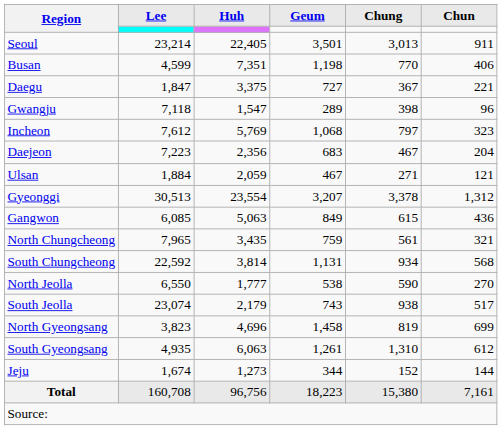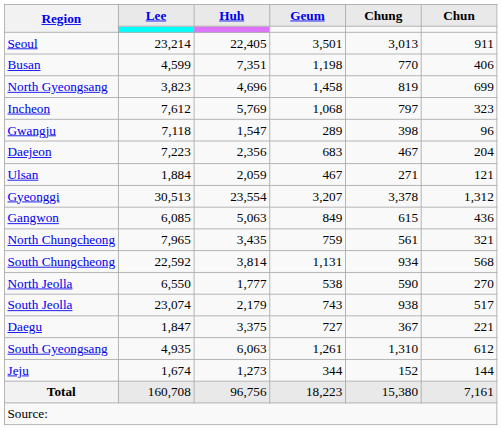rows swapped: (25, 87) <-> (58, 326)
rows swapped: (29, 130) <-> (32, 108)
